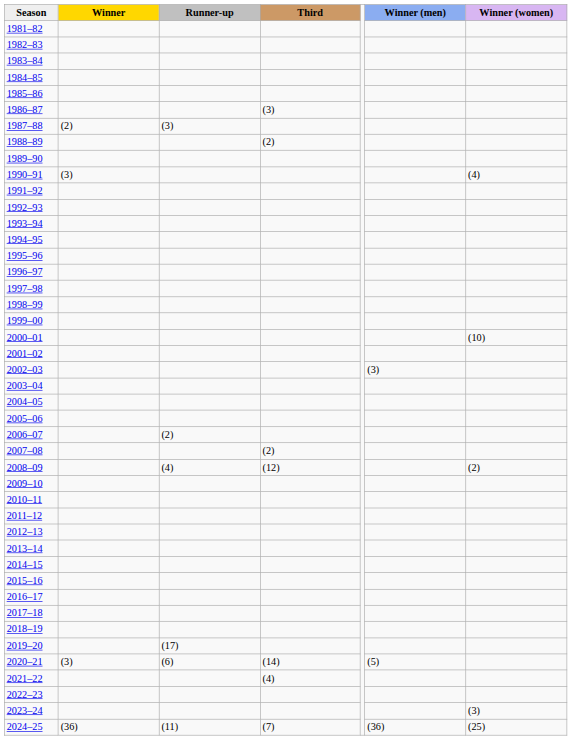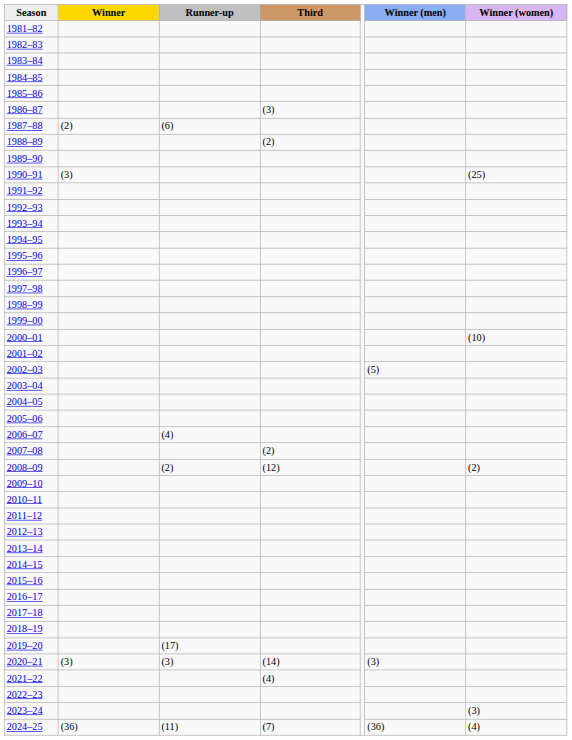(167, 126) (3) -> (167, 126) (6)
(474, 175) (4) -> (477, 175) (25)
(373, 369) (3) -> (373, 369) (5)
(167, 434) (2) -> (167, 434) (4)
(167, 467) (4) -> (167, 467) (2)
(167, 662) (6) -> (167, 662) (3)
(373, 662) (5) -> (373, 662) (3)
(477, 727) (25) -> (474, 727) (4)
